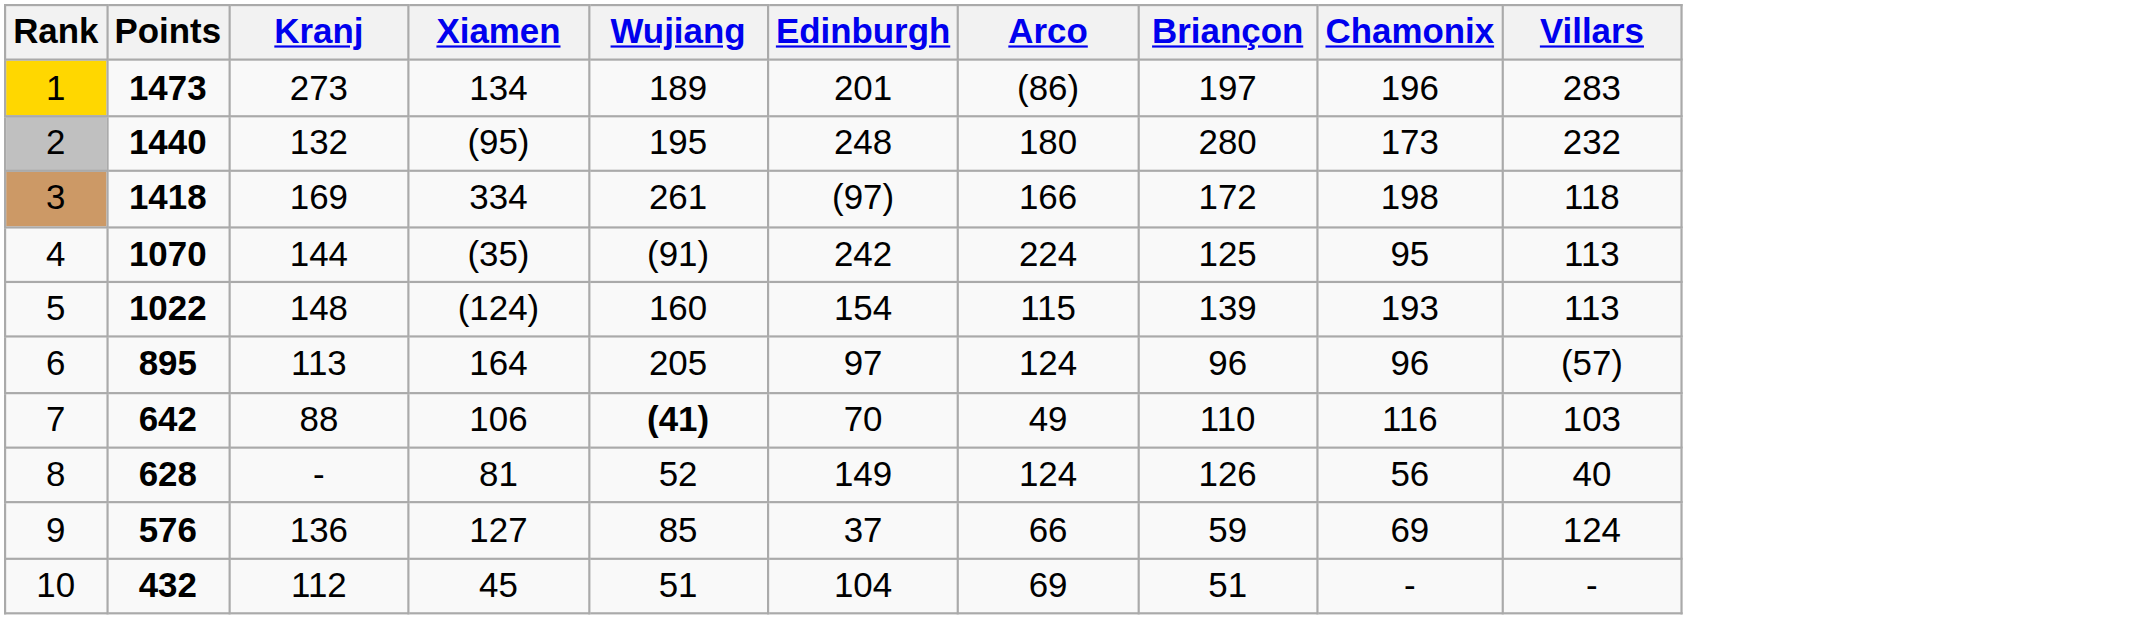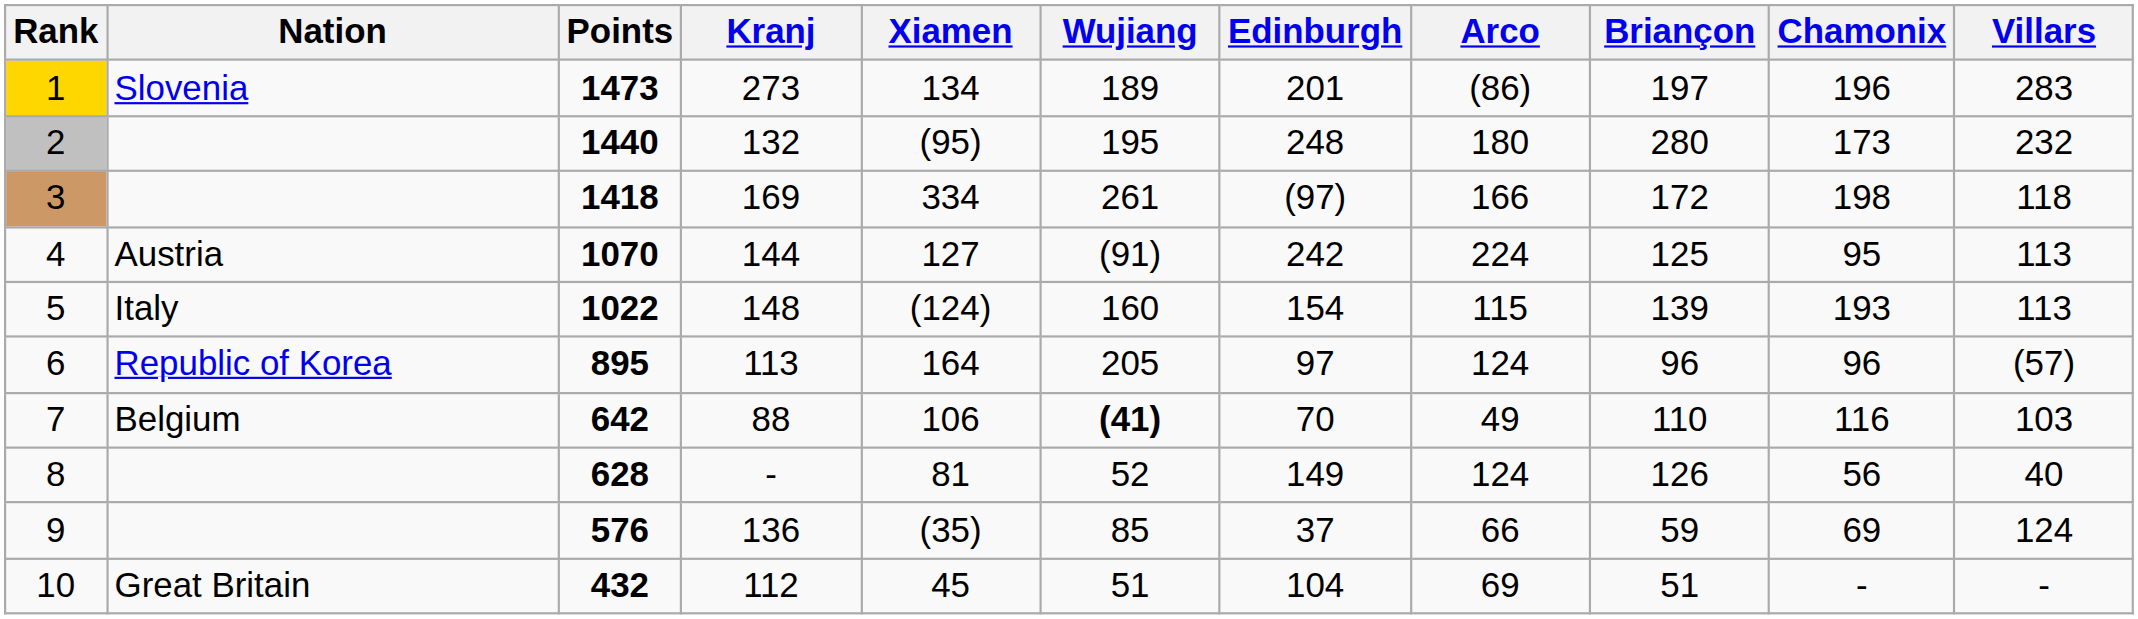+ column: (332, 32)
(498, 253) (35) -> (951, 253) 127
(498, 530) 127 -> (951, 530) (35)
